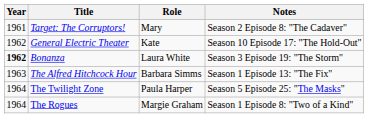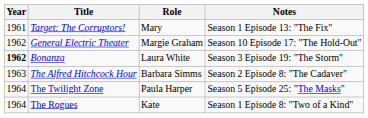(277, 27) Season 2 Episode 8: "The Cadaver" -> (270, 27) Season 1 Episode 13: "The Fix"
(150, 43) Kate -> (172, 43) Margie Graham
(270, 74) Season 1 Episode 13: "The Fix" -> (277, 74) Season 2 Episode 8: "The Cadaver"
(172, 105) Margie Graham -> (150, 105) Kate
